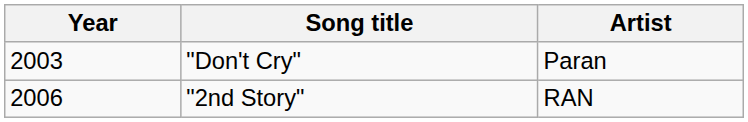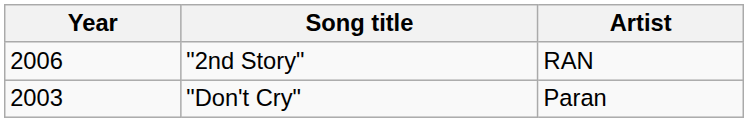rows swapped: (244, 60) <-> (245, 98)
